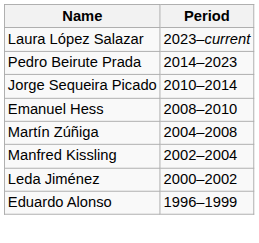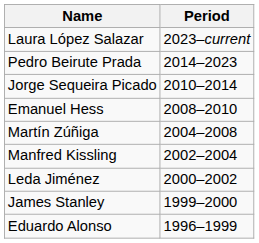+ row: (56, 202)
